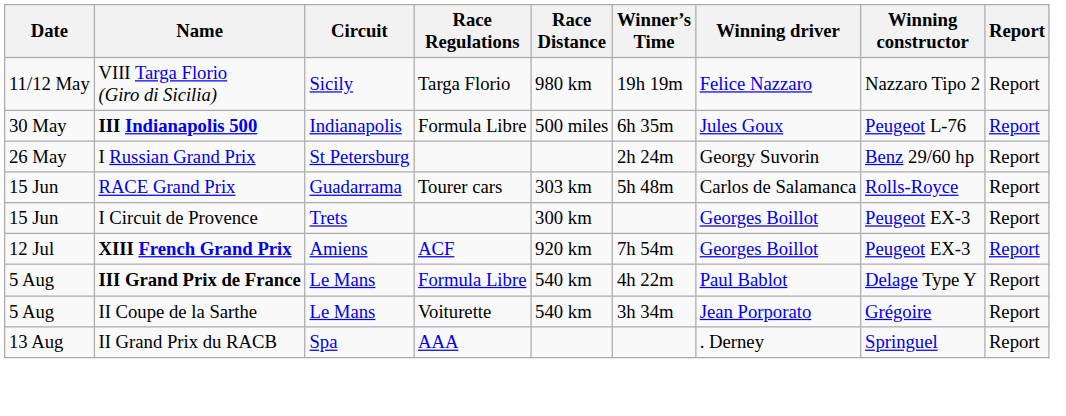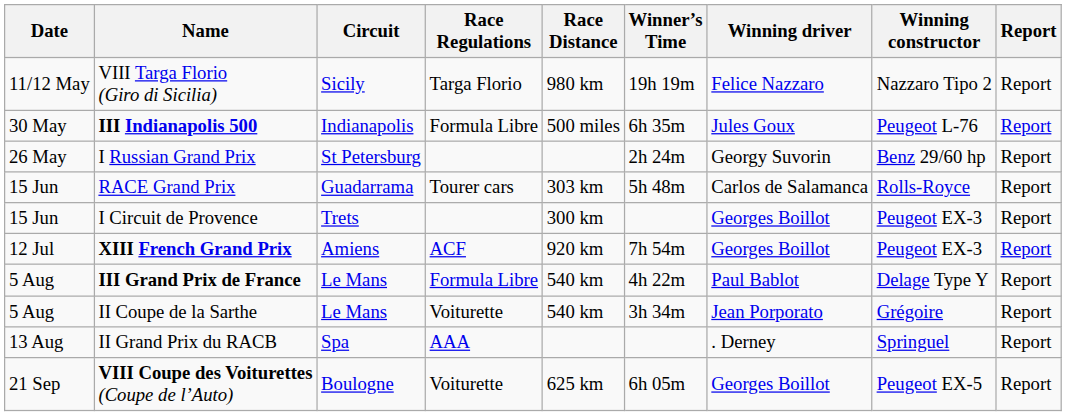+ row: (205, 383)
